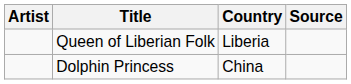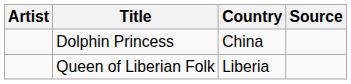rows swapped: (115, 66) <-> (136, 41)
